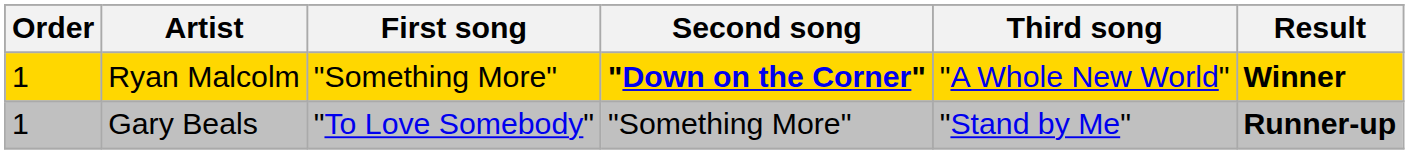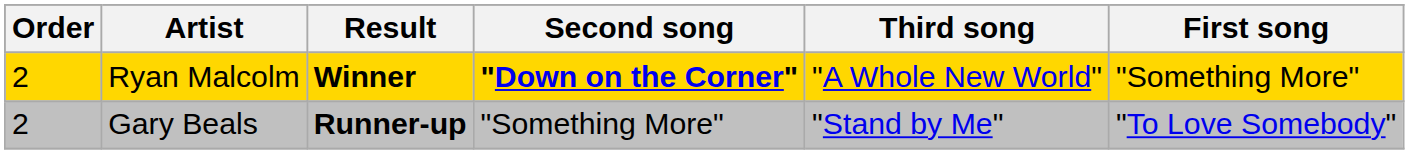columns swapped: (454, 28) <-> (1320, 28)
(20, 76) 1 -> (20, 76) 2
(20, 124) 1 -> (20, 124) 2
